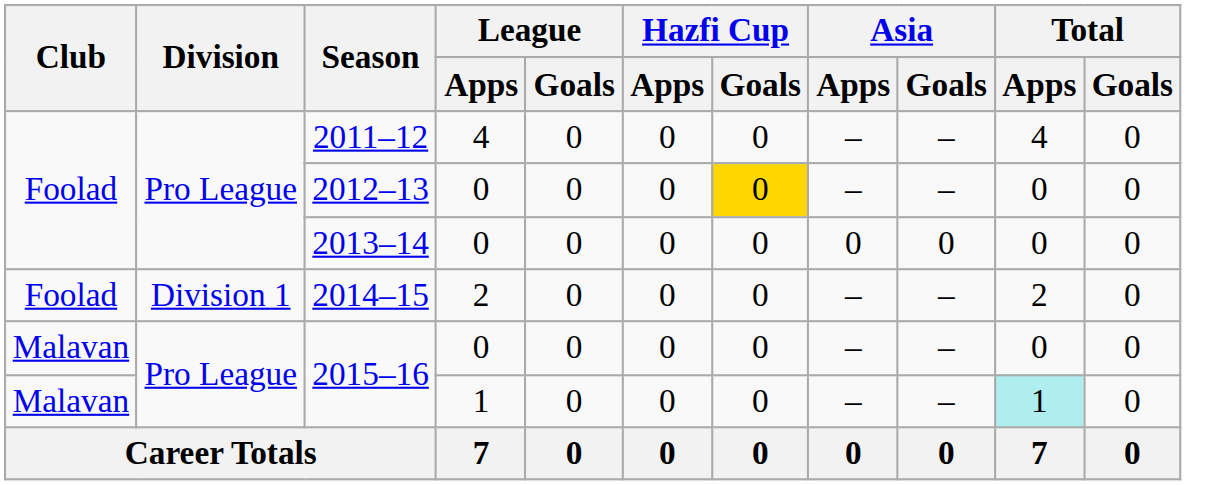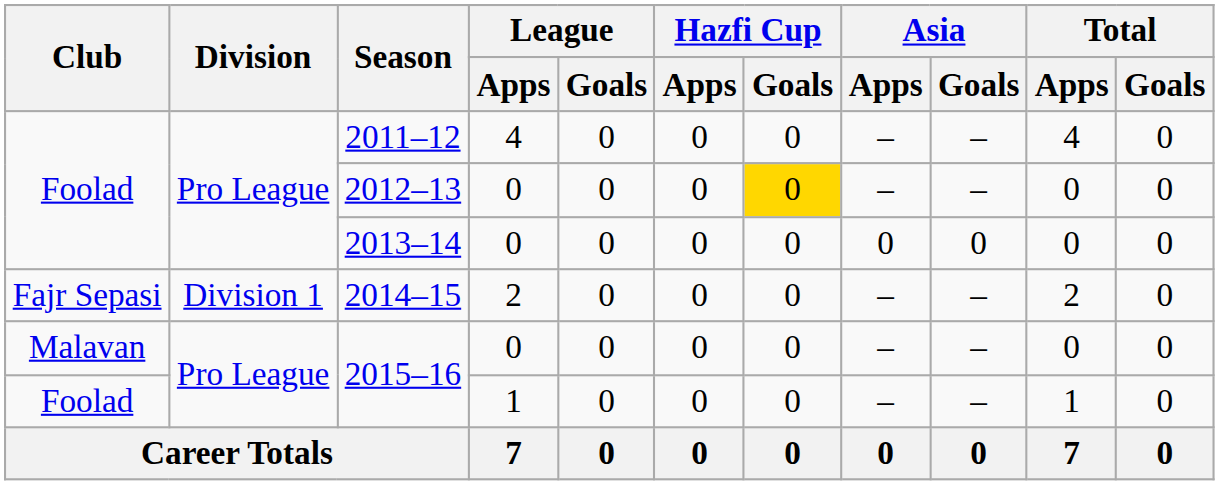(71, 294) Foolad -> (87, 294) Fajr Sepasi
(71, 400) Malavan -> (87, 400) Foolad
(1039, 400) paleturquoise background -> (1072, 400) no background
